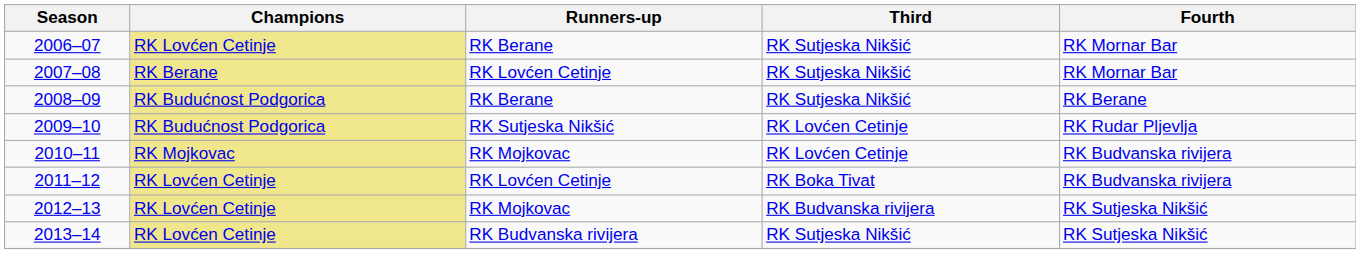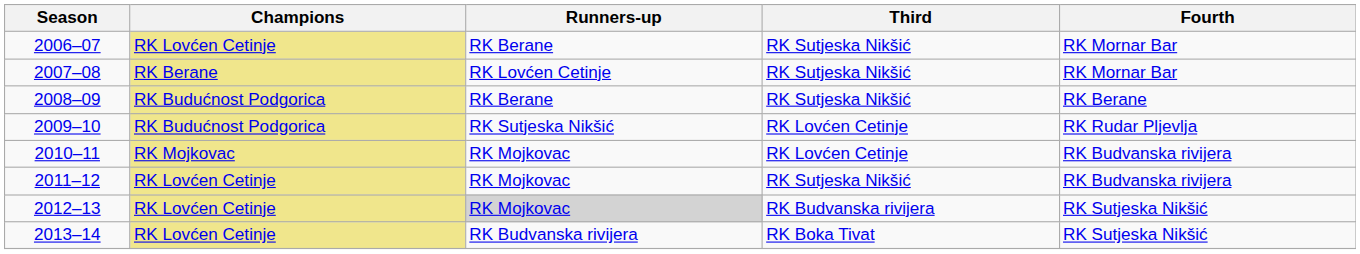(540, 180) RK Lovćen Cetinje -> (520, 180) RK Mojkovac
(820, 180) RK Boka Tivat -> (838, 180) RK Sutjeska Nikšić
(520, 208) no background -> (520, 208) lightgrey background
(838, 235) RK Sutjeska Nikšić -> (820, 235) RK Boka Tivat
